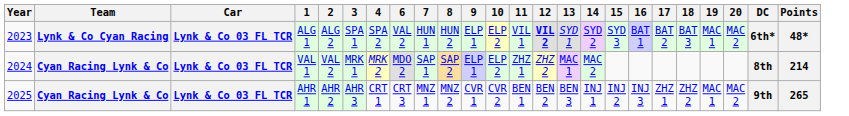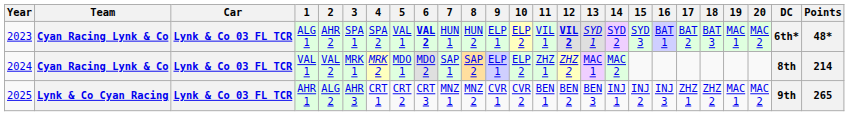+ column: (402, 13)
(103, 37) Lynk & Co Cyan Racing -> (103, 37) Cyan Racing Lynk & Co
(331, 37) ALG 2 -> (331, 37) AHR 2
(402, 37) normal -> (426, 37) bold
(103, 96) Cyan Racing Lynk & Co -> (103, 96) Lynk & Co Cyan Racing
(331, 96) AHR 2 -> (331, 96) ALG 2
